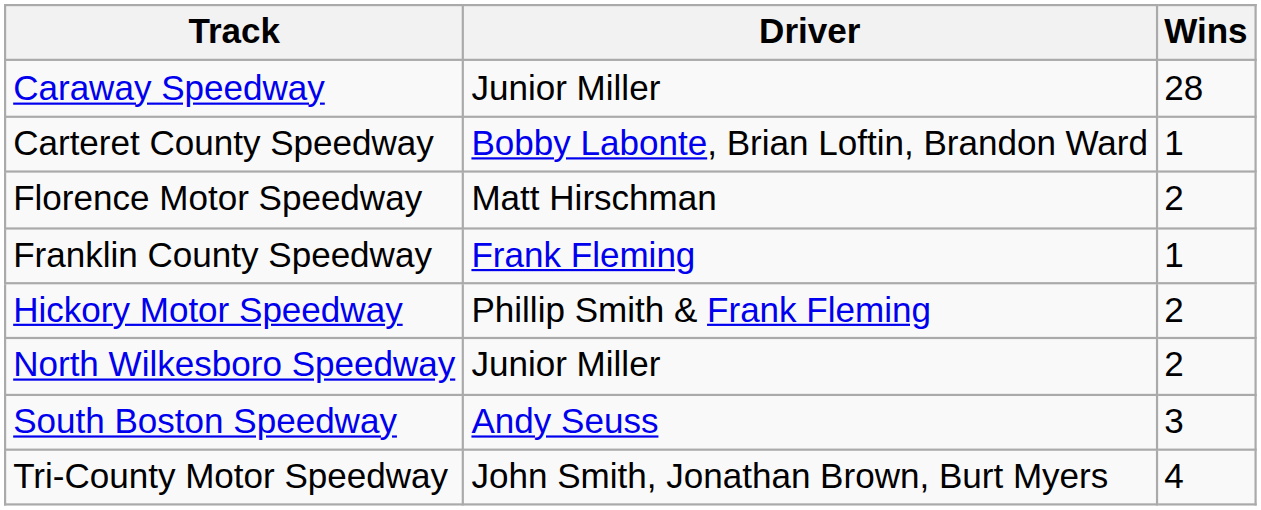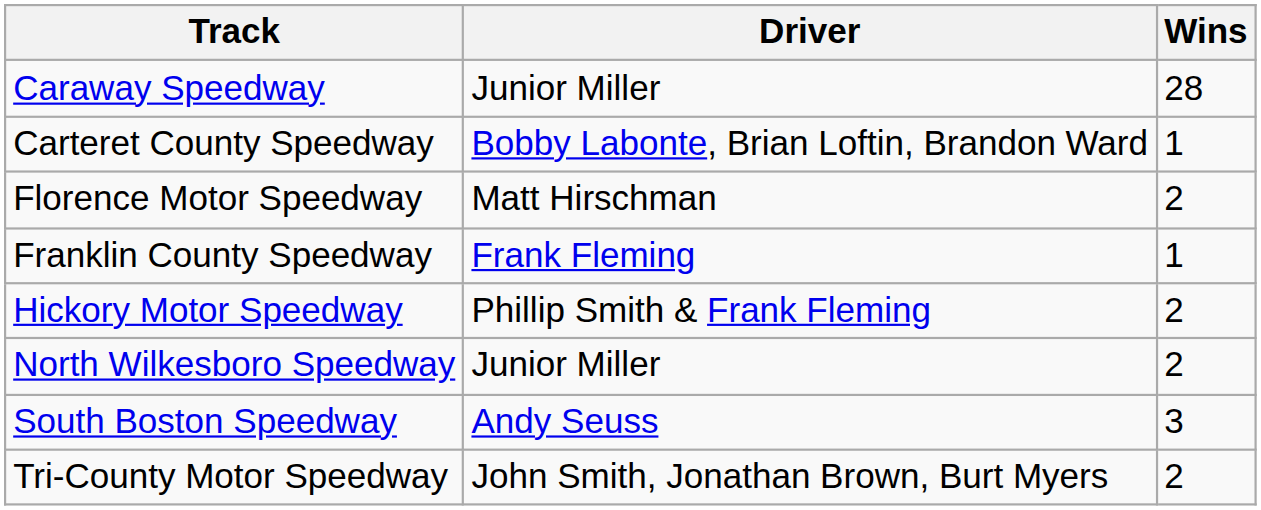(1174, 476) 4 -> (1174, 476) 2
